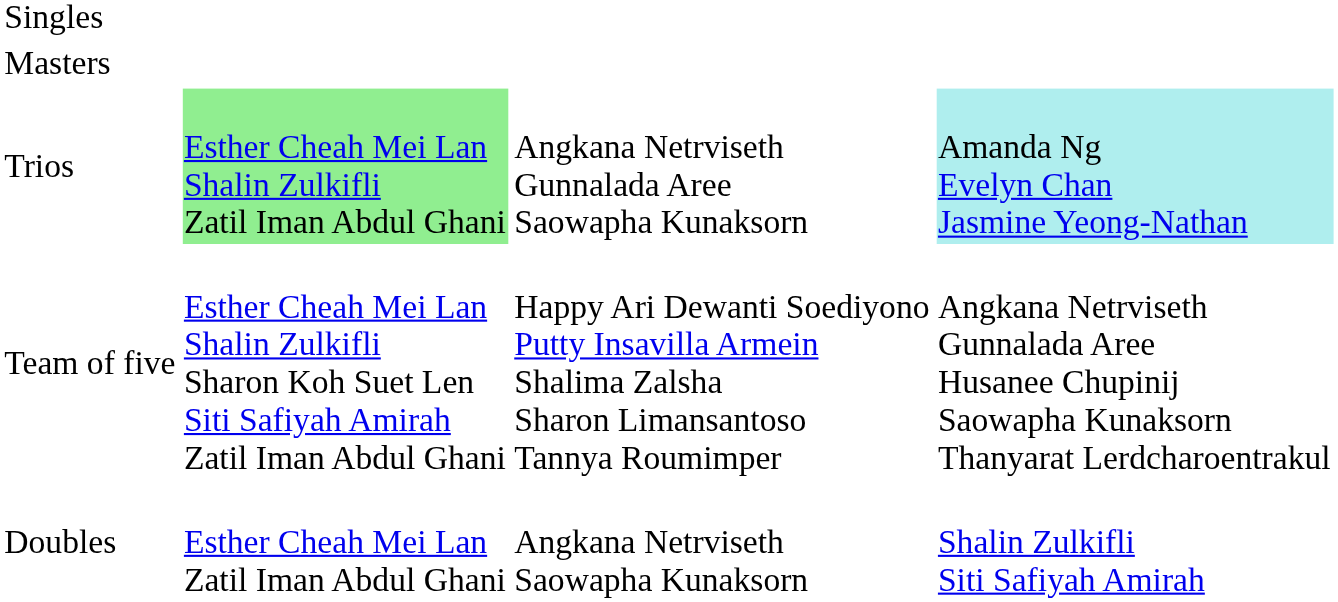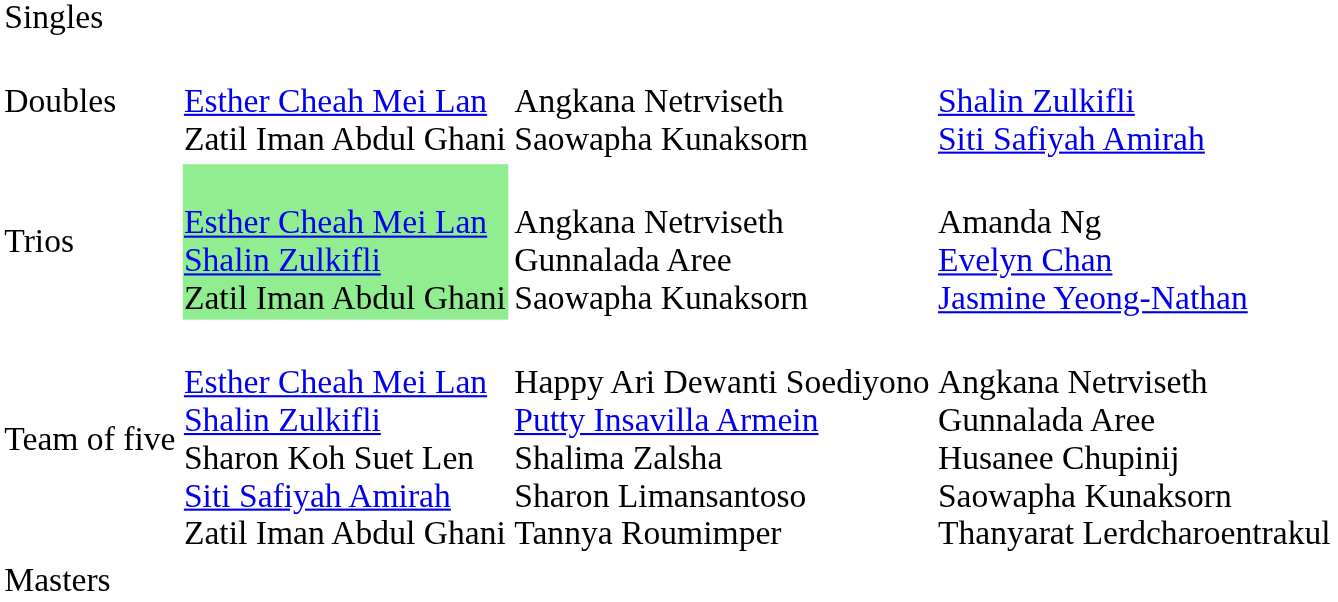rows swapped: (60, 541) <-> (57, 62)
(1093, 184) paleturquoise background -> (1093, 260) no background
